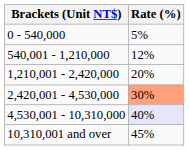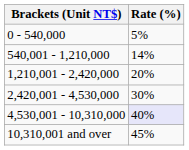(143, 54) 12% -> (143, 54) 14%
(143, 94) lightsalmon background -> (143, 94) no background
